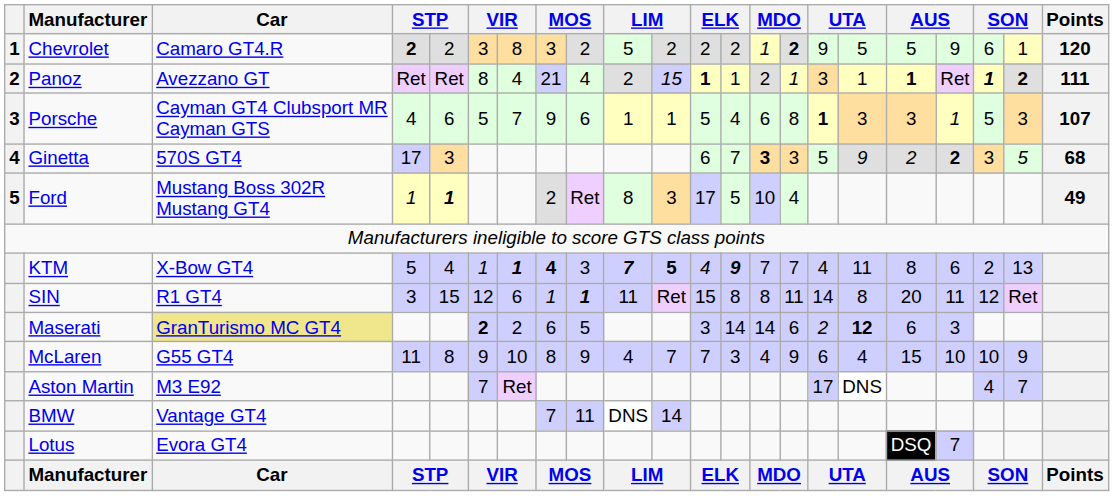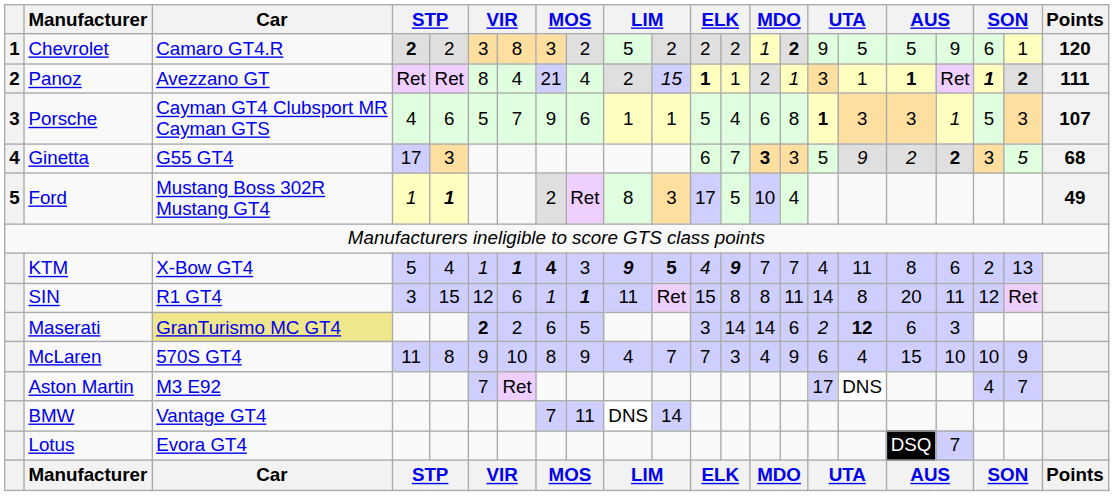(199, 158) 570S GT4 -> (195, 158) G55 GT4
(628, 268) 7 -> (628, 268) 9
(195, 356) G55 GT4 -> (199, 356) 570S GT4
